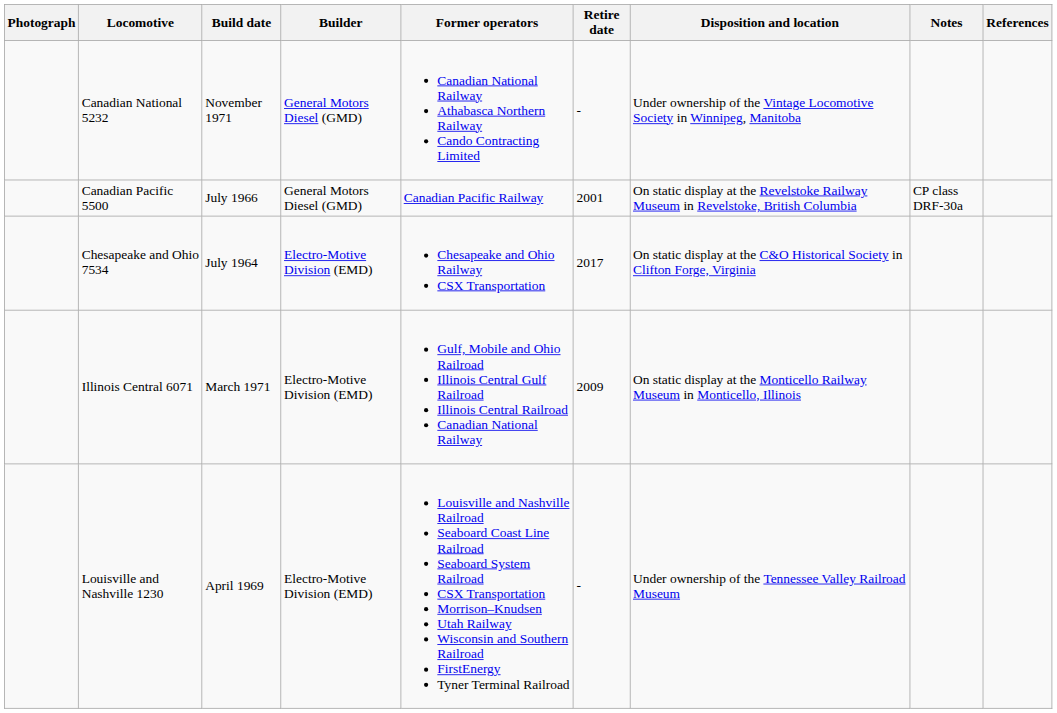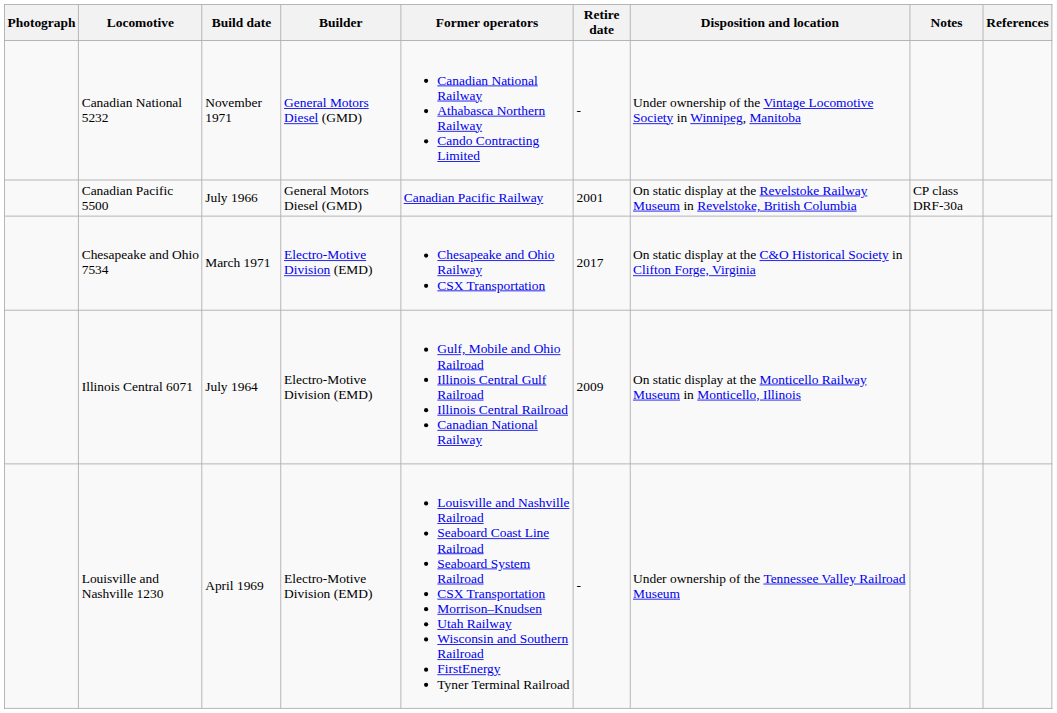(232, 263) July 1964 -> (238, 263) March 1971
(238, 386) March 1971 -> (232, 386) July 1964
